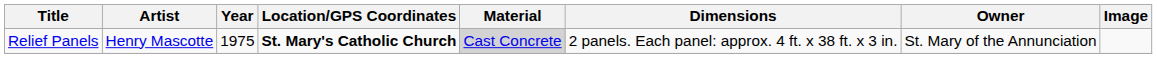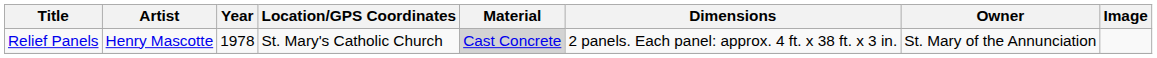(237, 41) 1975 -> (237, 41) 1978
(359, 41) bold -> (352, 41) normal
